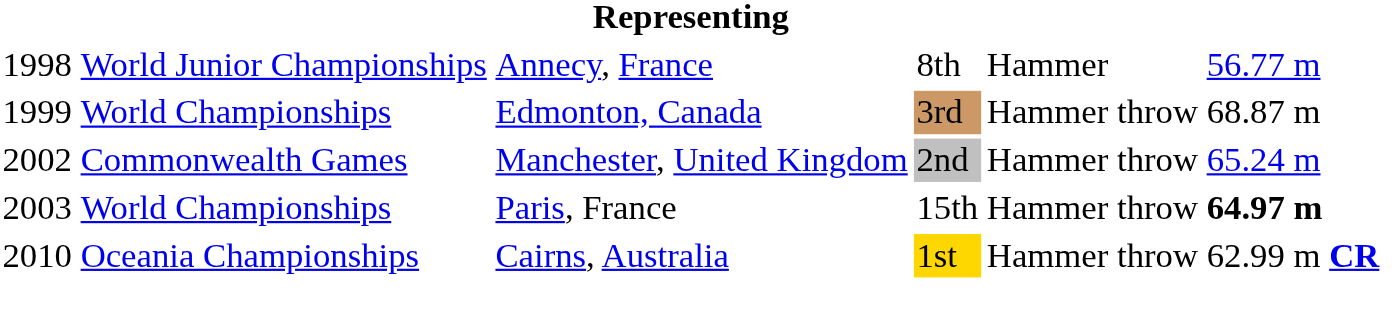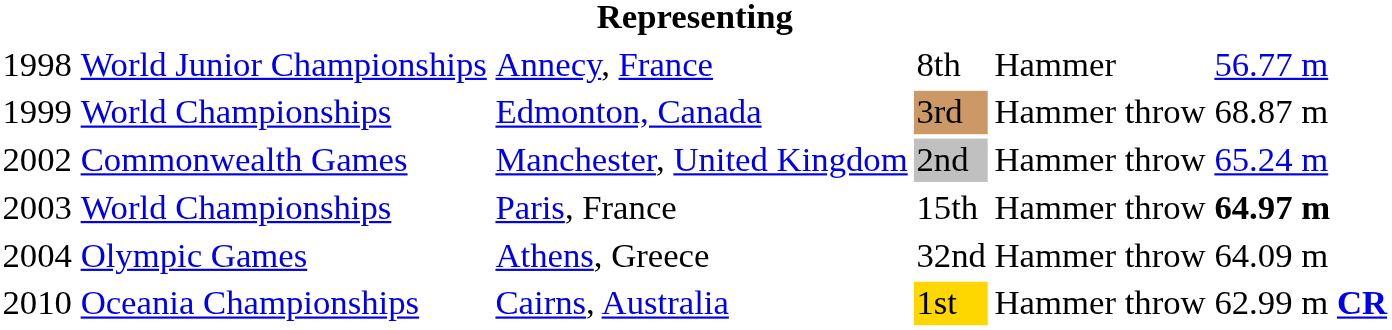+ row: (602, 255)
